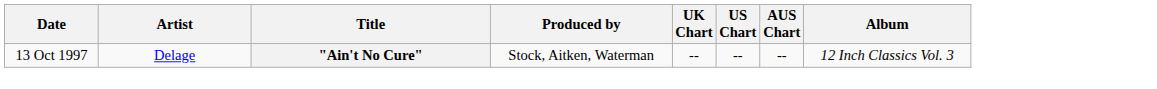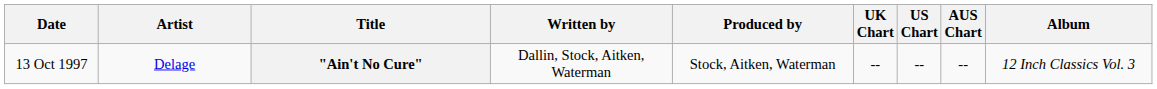+ column: (581, 24)
